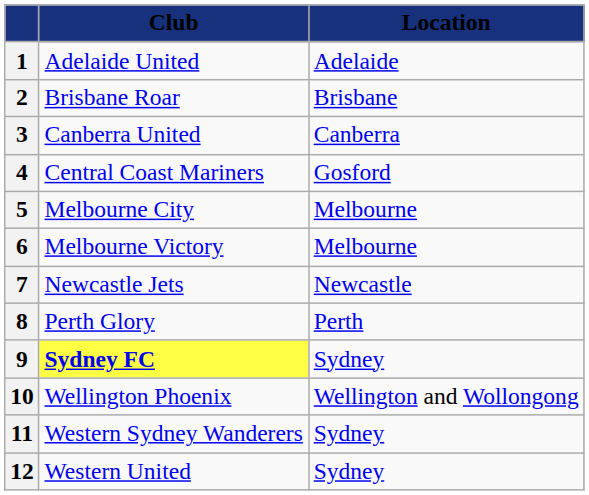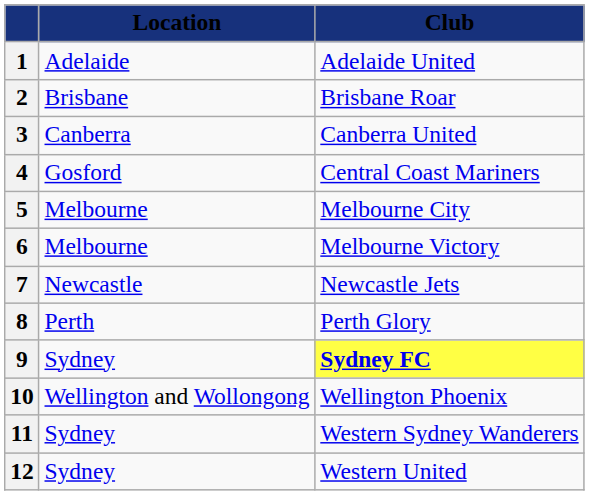columns swapped: (174, 23) <-> (446, 23)
